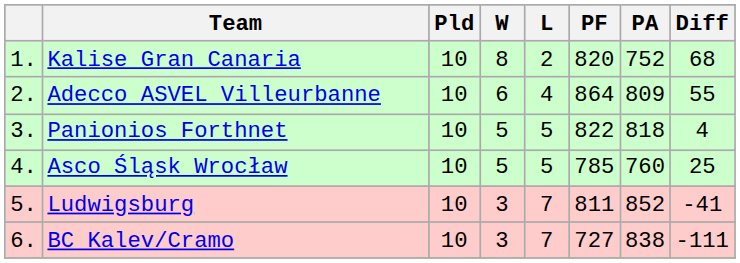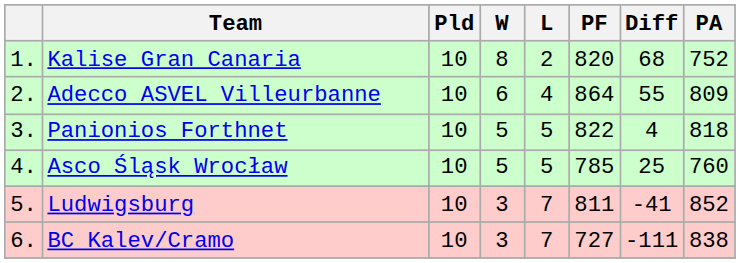columns swapped: (645, 23) <-> (702, 23)
